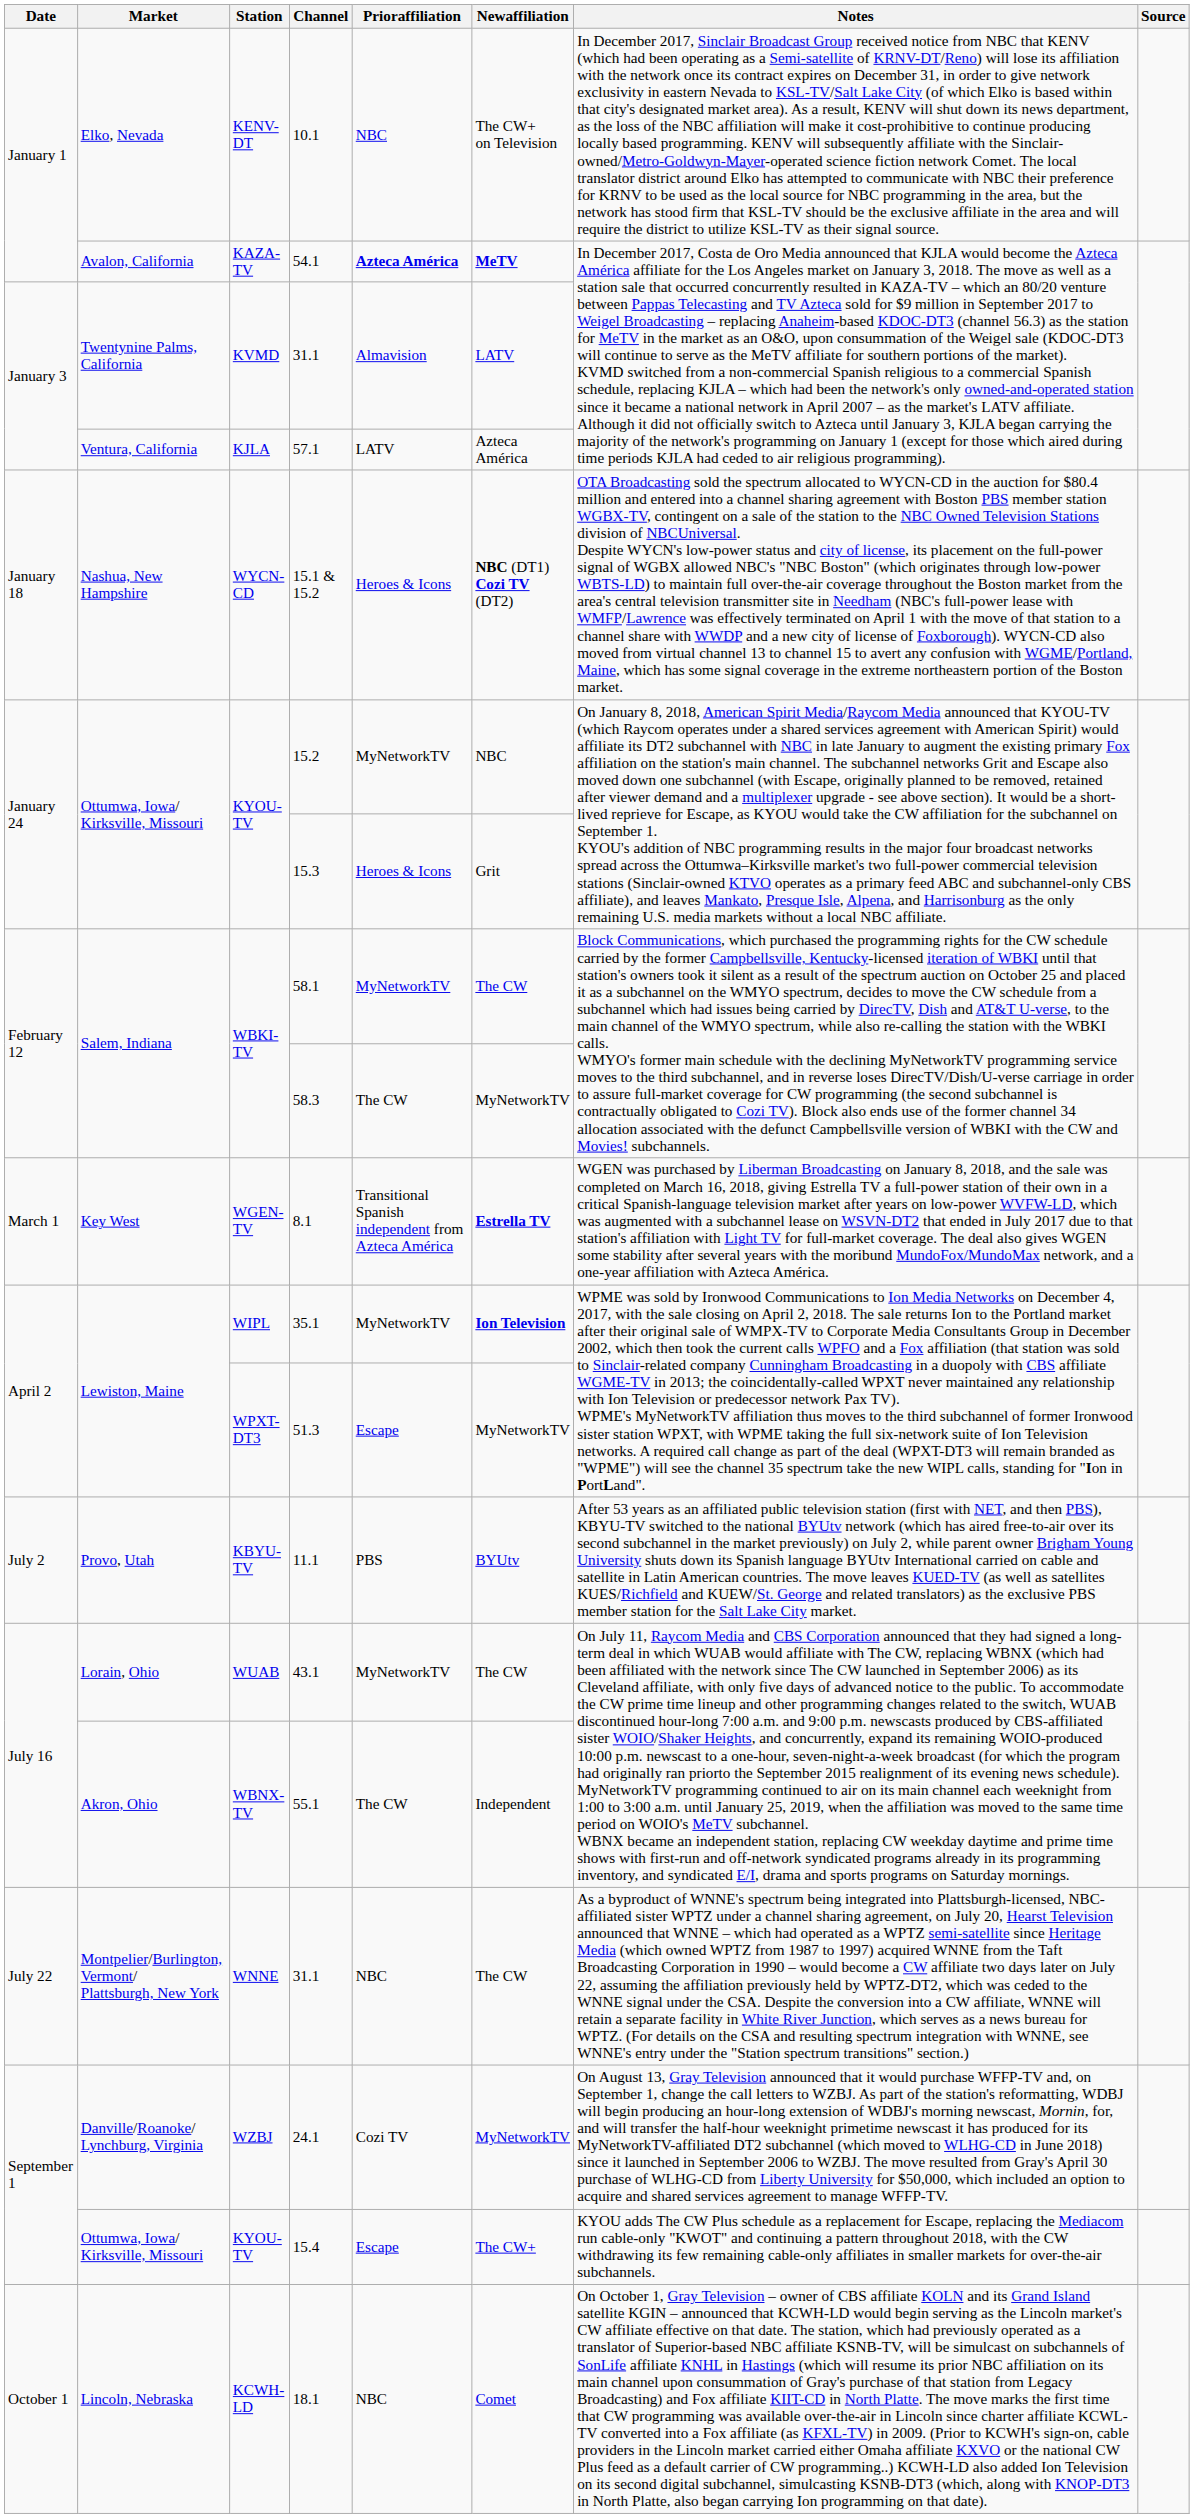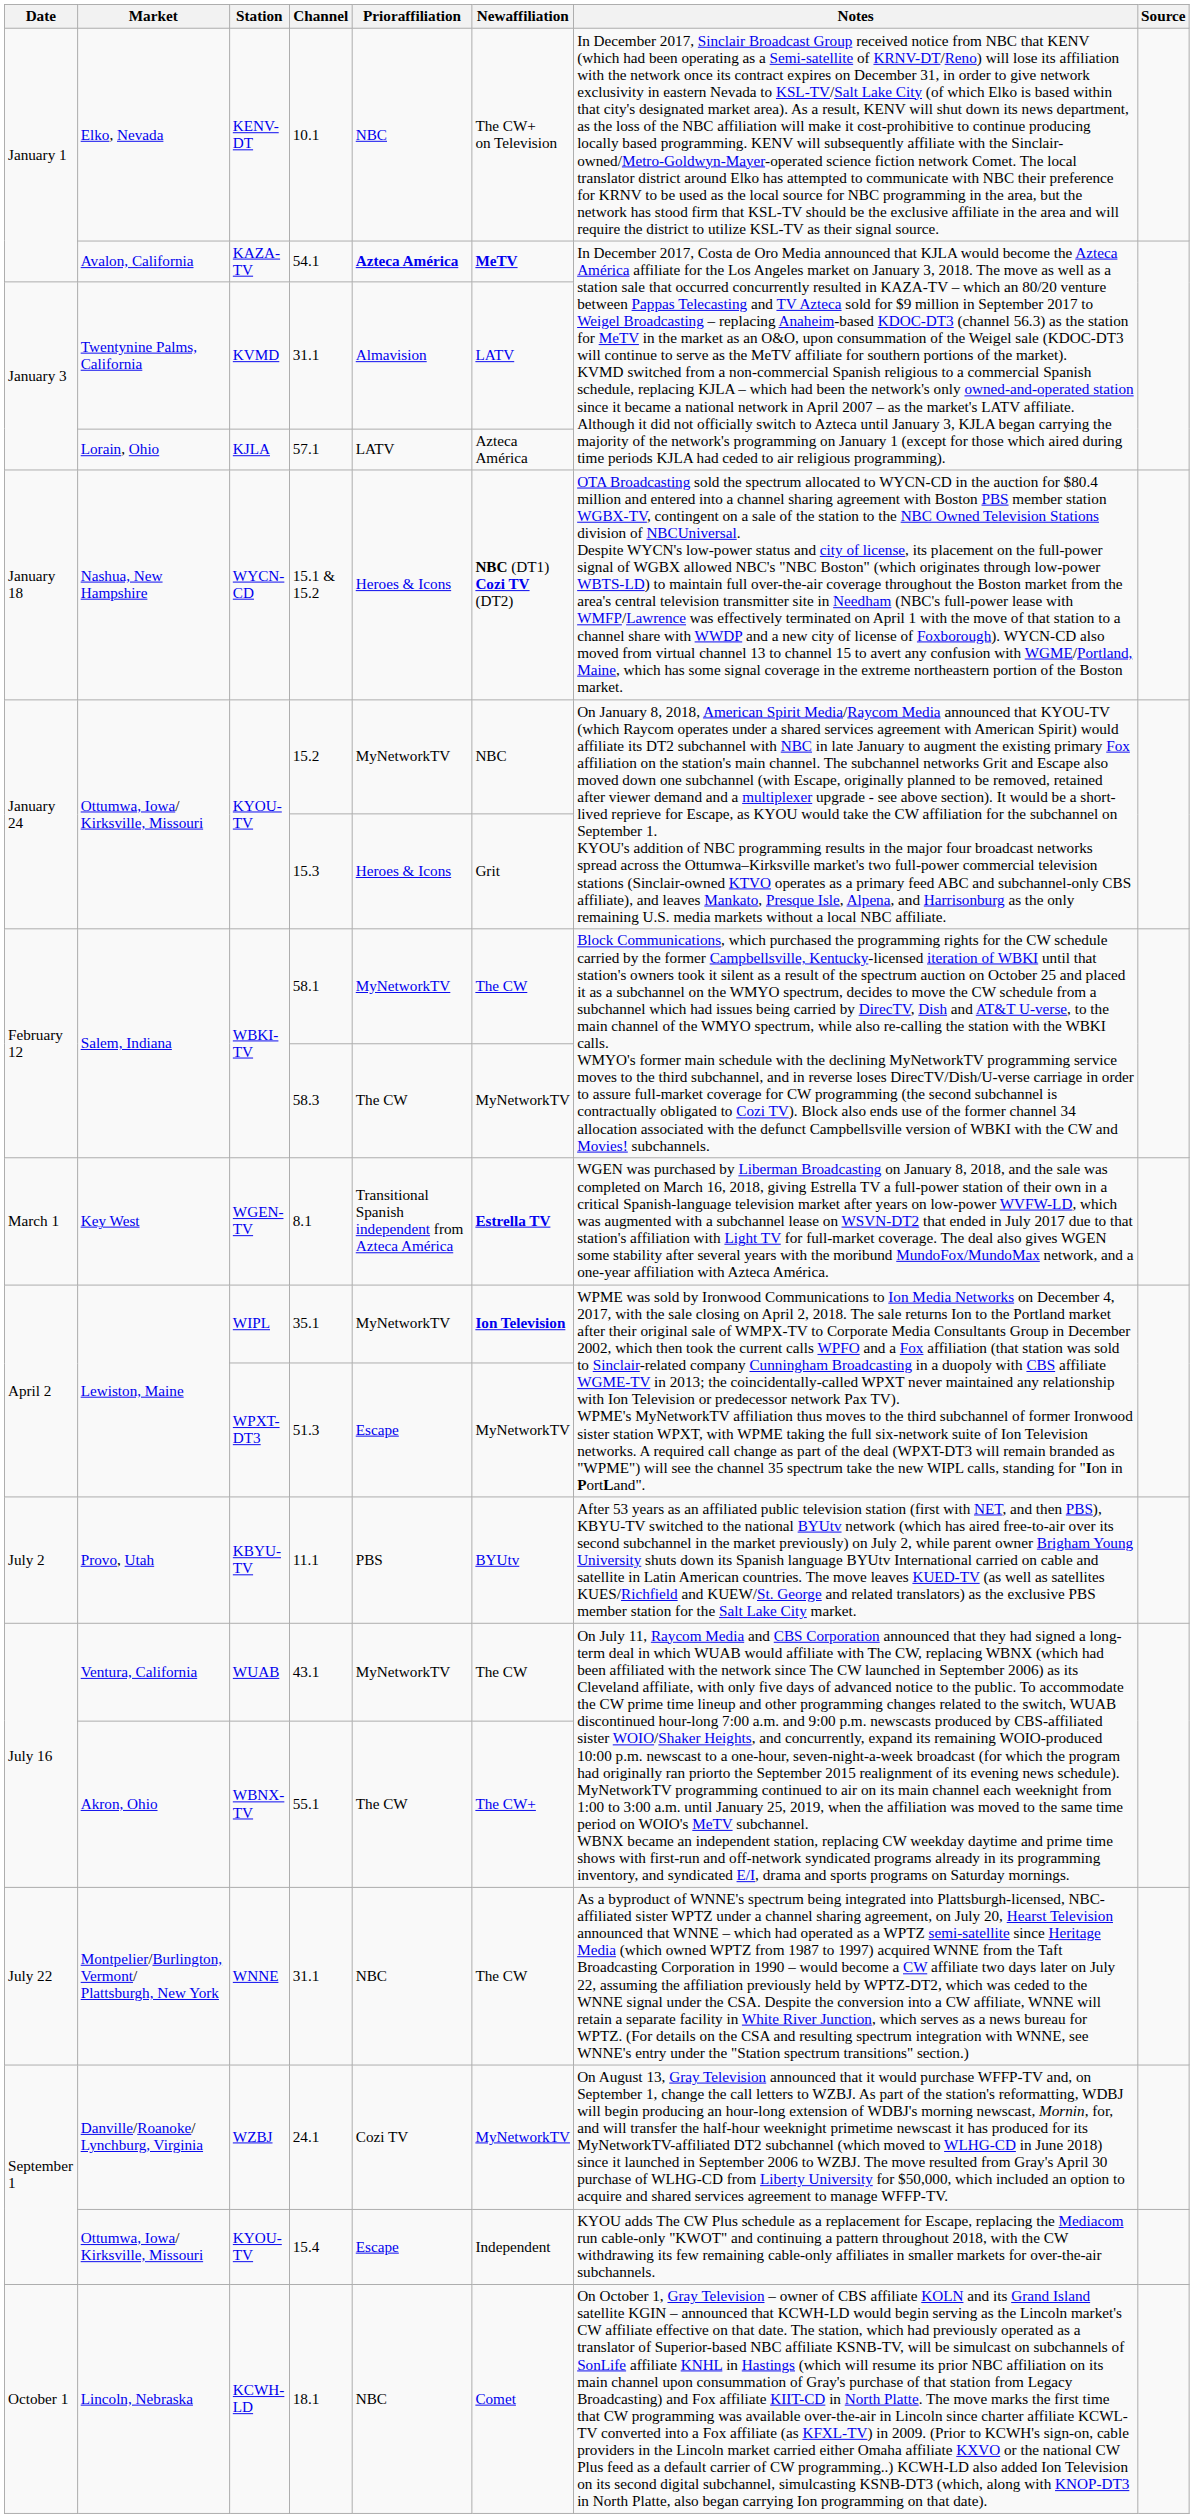(139, 449) Ventura, California -> (120, 449) Lorain, Ohio
(120, 1672) Lorain, Ohio -> (139, 1672) Ventura, California
(513, 1804) Independent -> (506, 1804) The CW+
(506, 2246) The CW+ -> (513, 2246) Independent
